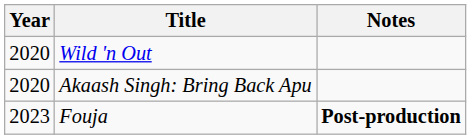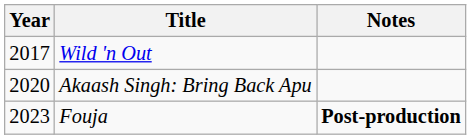(30, 52) 2020 -> (30, 52) 2017
